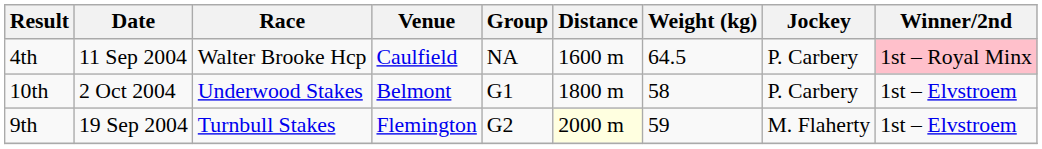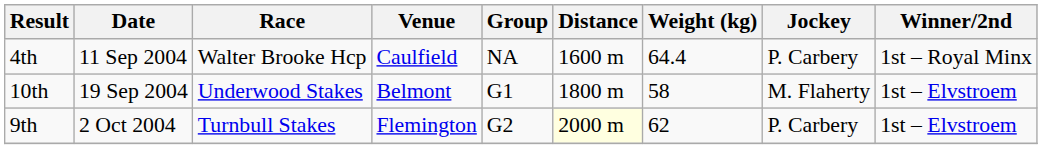(667, 56) 64.5 -> (667, 56) 64.4
(956, 56) pink background -> (956, 56) no background
(127, 90) 2 Oct 2004 -> (133, 90) 19 Sep 2004
(813, 90) P. Carbery -> (819, 90) M. Flaherty
(133, 125) 19 Sep 2004 -> (127, 125) 2 Oct 2004
(659, 125) 59 -> (659, 125) 62
(819, 125) M. Flaherty -> (813, 125) P. Carbery
